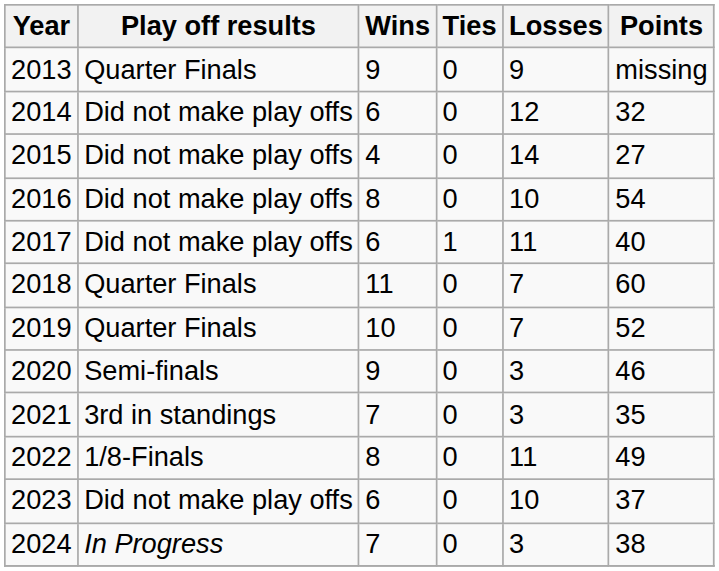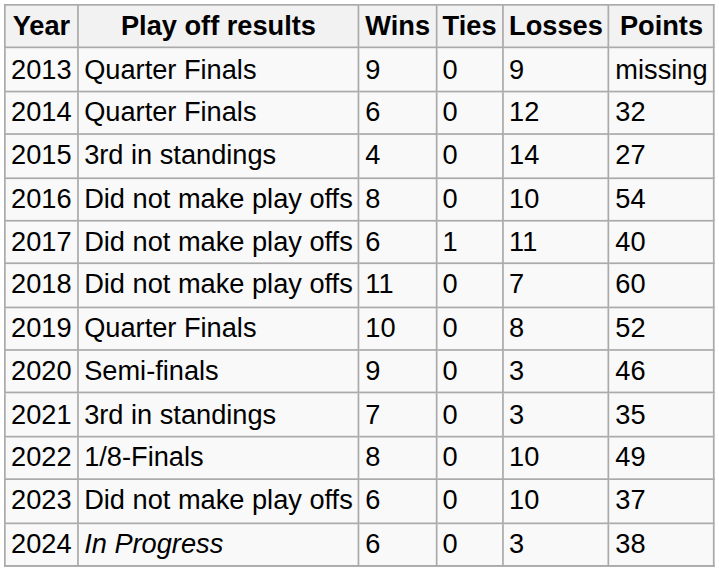(218, 112) Did not make play offs -> (170, 112) Quarter Finals
(218, 155) Did not make play offs -> (180, 155) 3rd in standings
(170, 284) Quarter Finals -> (218, 284) Did not make play offs
(517, 328) 7 -> (517, 328) 8
(523, 457) 11 -> (524, 457) 10
(373, 543) 7 -> (373, 543) 6
